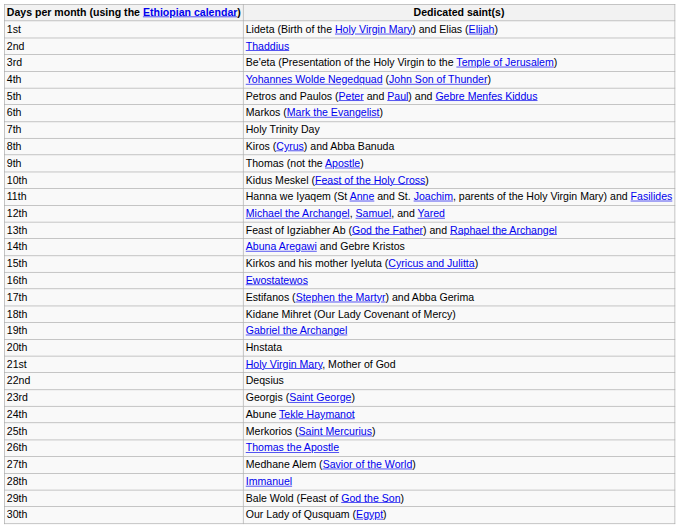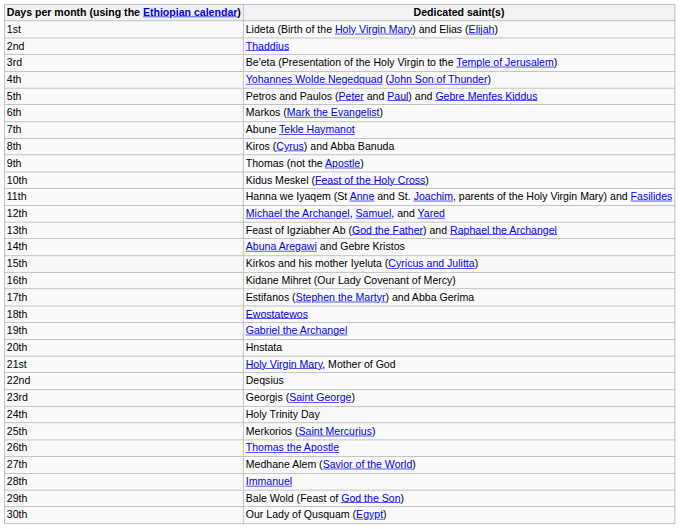(283, 130) Holy Trinity Day -> (300, 130) Abune Tekle Haymanot
(277, 280) Ewostatewos -> (351, 280) Kidane Mihret (Our Lady Covenant of Mercy)
(351, 314) Kidane Mihret (Our Lady Covenant of Mercy) -> (277, 314) Ewostatewos
(300, 414) Abune Tekle Haymanot -> (283, 414) Holy Trinity Day
